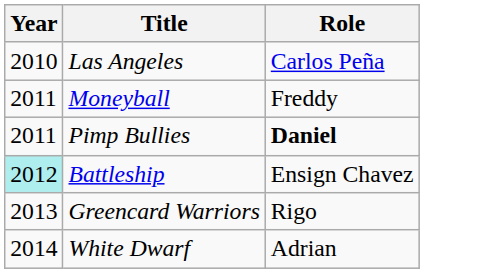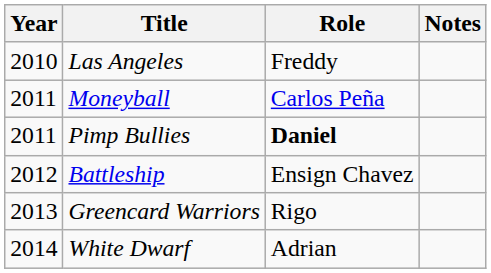+ column: (453, 23)
(328, 60) Carlos Peña -> (304, 60) Freddy
(304, 98) Freddy -> (328, 98) Carlos Peña
(34, 173) paleturquoise background -> (34, 173) no background
